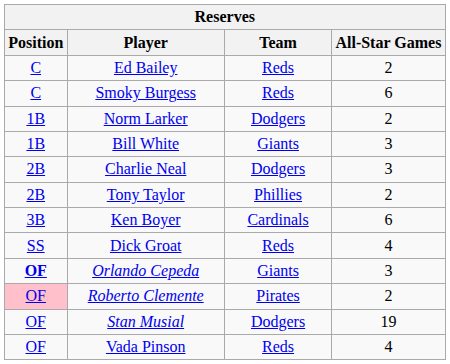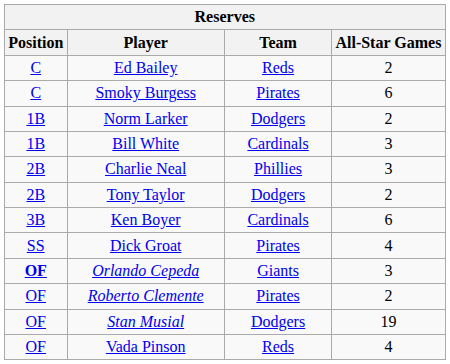(278, 93) Reds -> (278, 93) Pirates
(278, 144) Giants -> (278, 144) Cardinals
(278, 169) Dodgers -> (278, 169) Phillies
(278, 194) Phillies -> (278, 194) Dodgers
(278, 245) Reds -> (278, 245) Pirates
(36, 296) pink background -> (36, 296) no background
